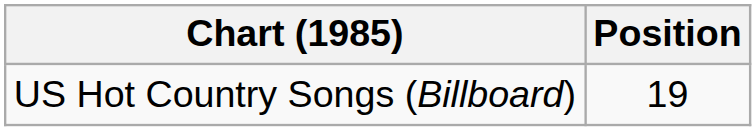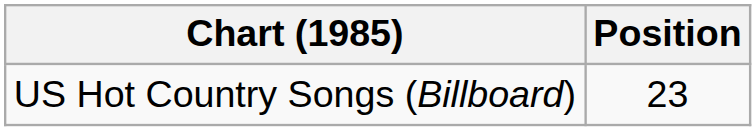(667, 93) 19 -> (667, 93) 23
